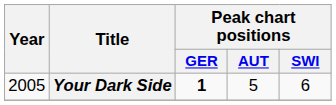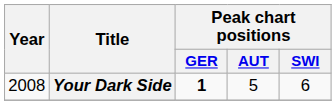(27, 86) 2005 -> (27, 86) 2008
